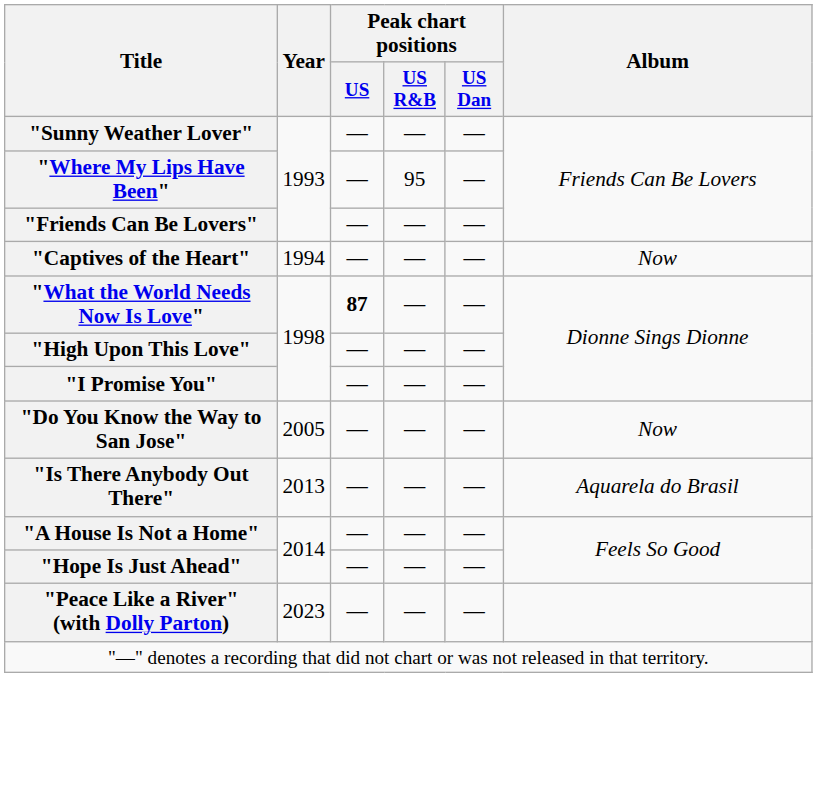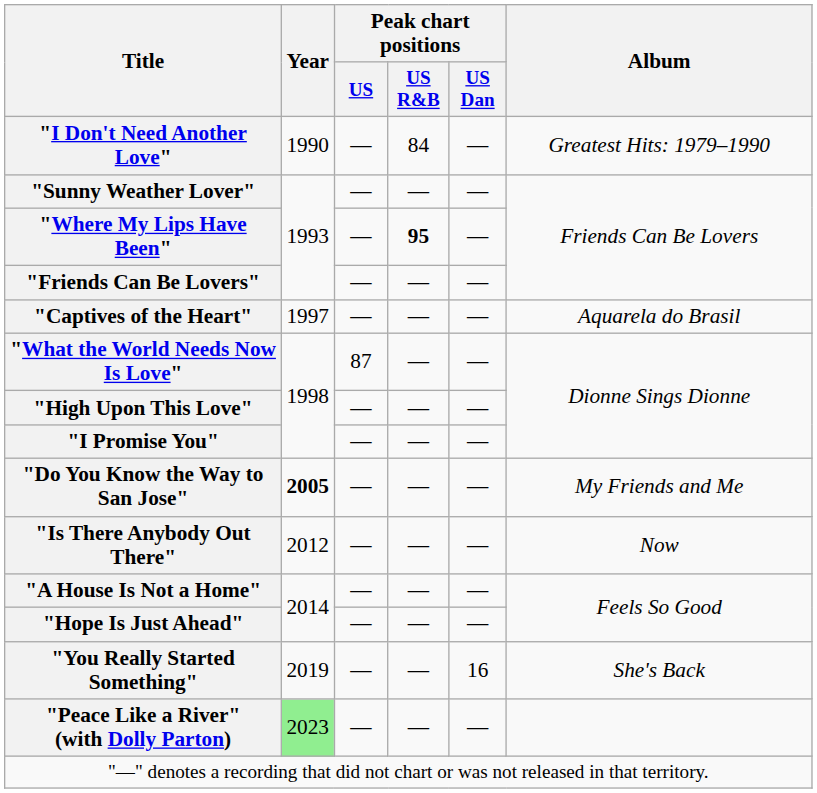+ row: (143, 145)
(415, 178) normal -> (418, 236) bold
(304, 258) 1994 -> (308, 316) 1997
(658, 258) Now -> (659, 316) Aquarela do Brasil
(357, 304) bold -> (361, 361) normal
(304, 429) normal -> (308, 487) bold
(658, 429) Now -> (659, 487) My Friends and Me
(304, 487) 2013 -> (308, 544) 2012
(658, 487) Aquarela do Brasil -> (659, 544) Now
+ row: (143, 669)
(304, 612) no background -> (308, 727) lightgreen background
